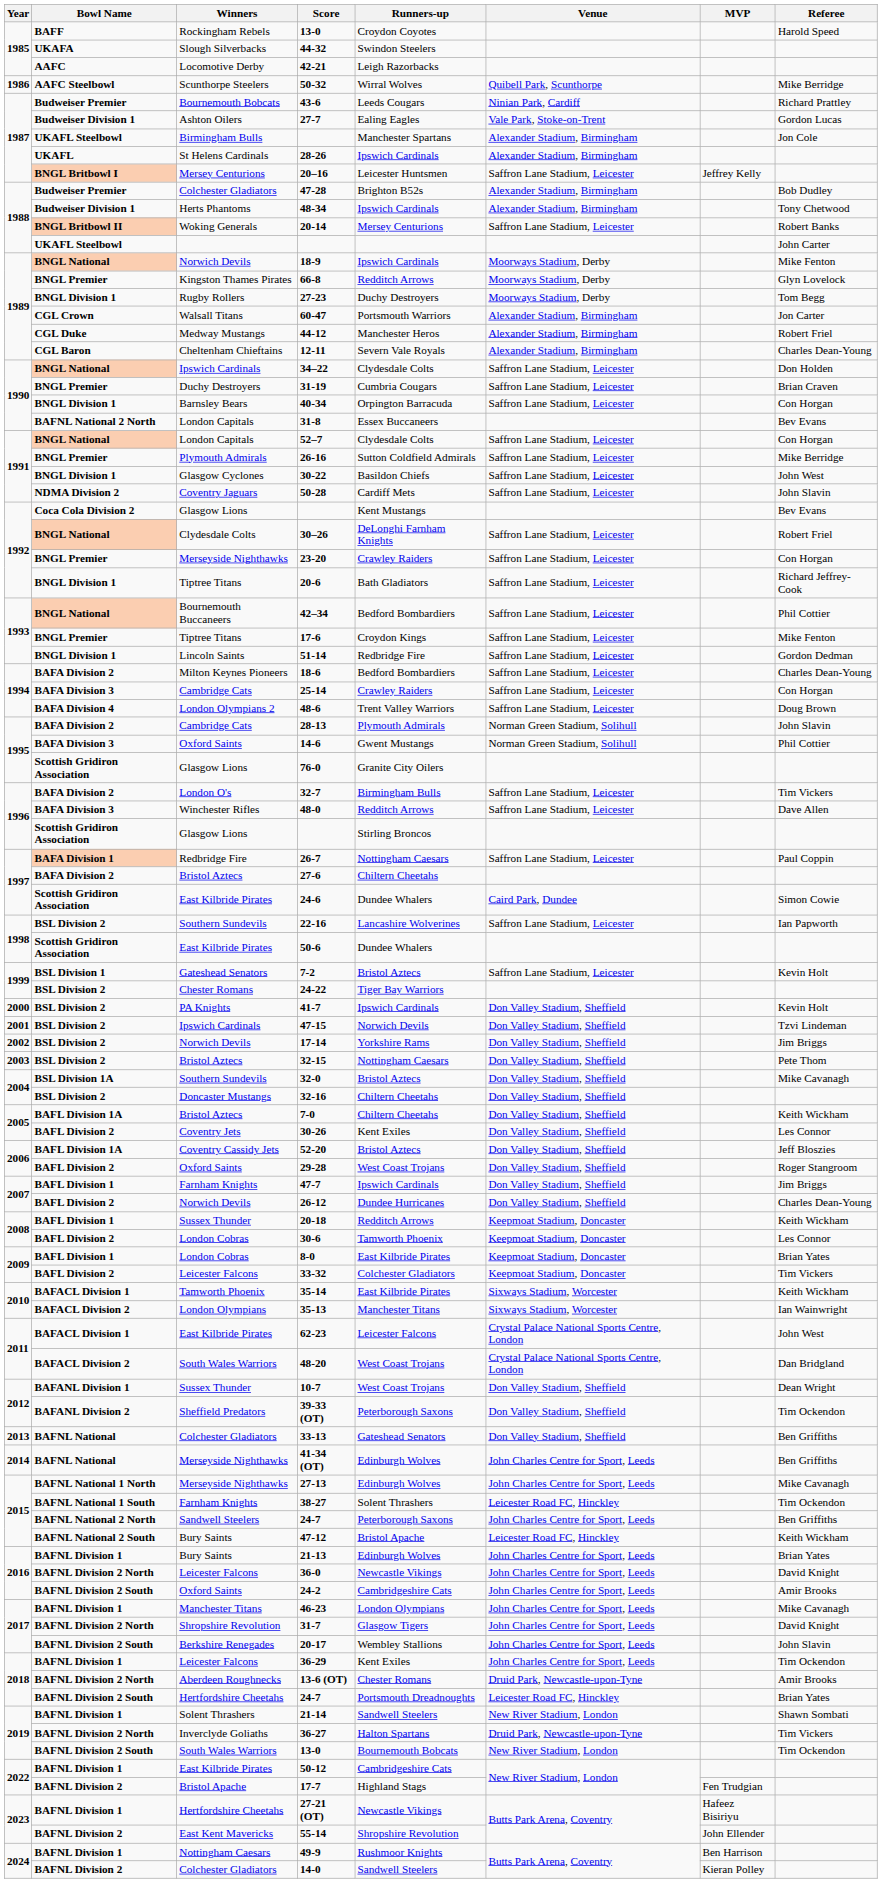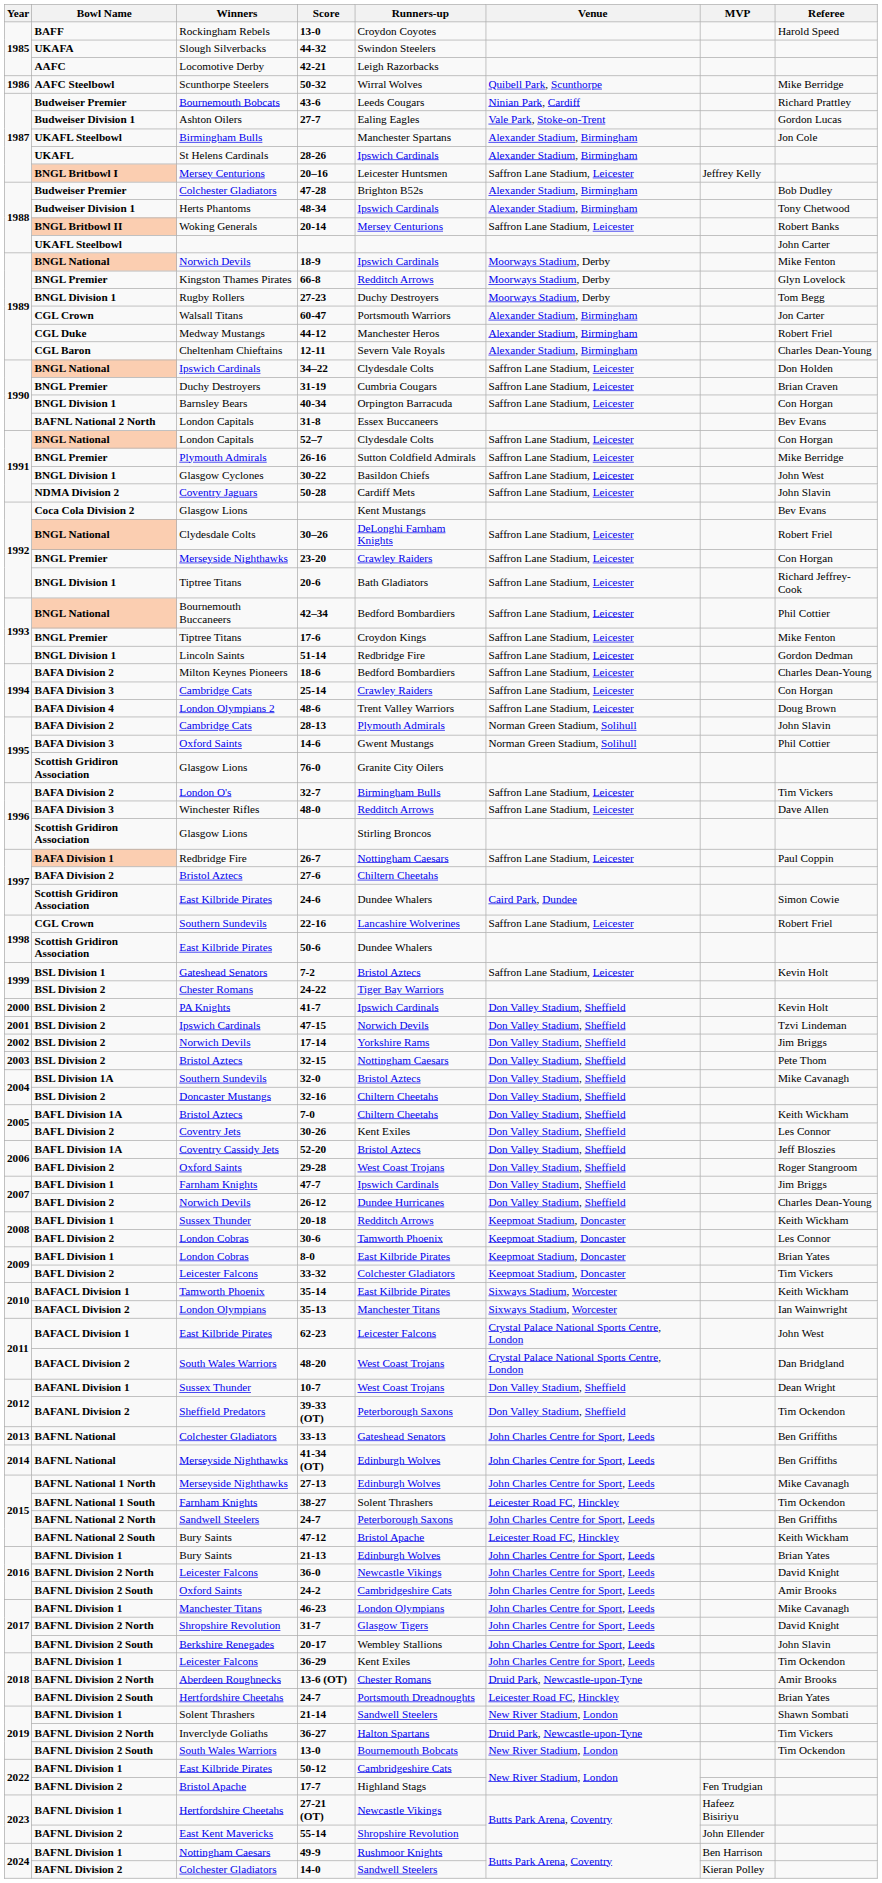(70, 923) BSL Division 2 -> (64, 923) CGL Crown
(808, 923) Ian Papworth -> (805, 923) Robert Friel
(557, 1436) Don Valley Stadium, Sheffield -> (571, 1436) John Charles Centre for Sport, Leeds
